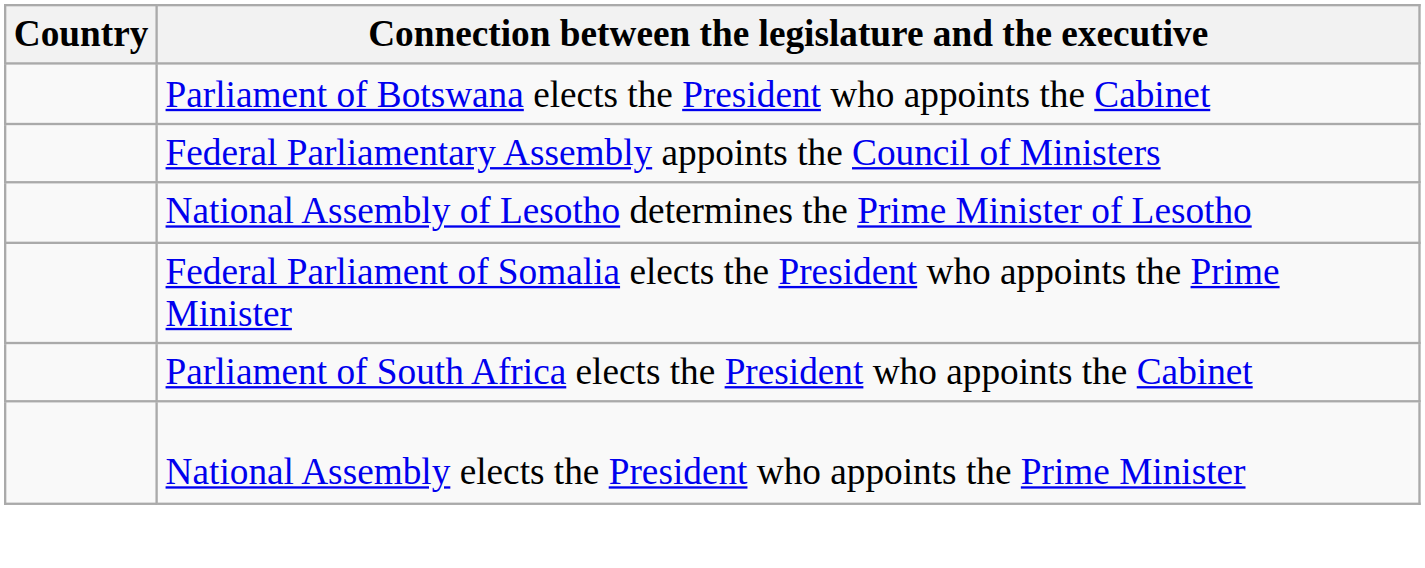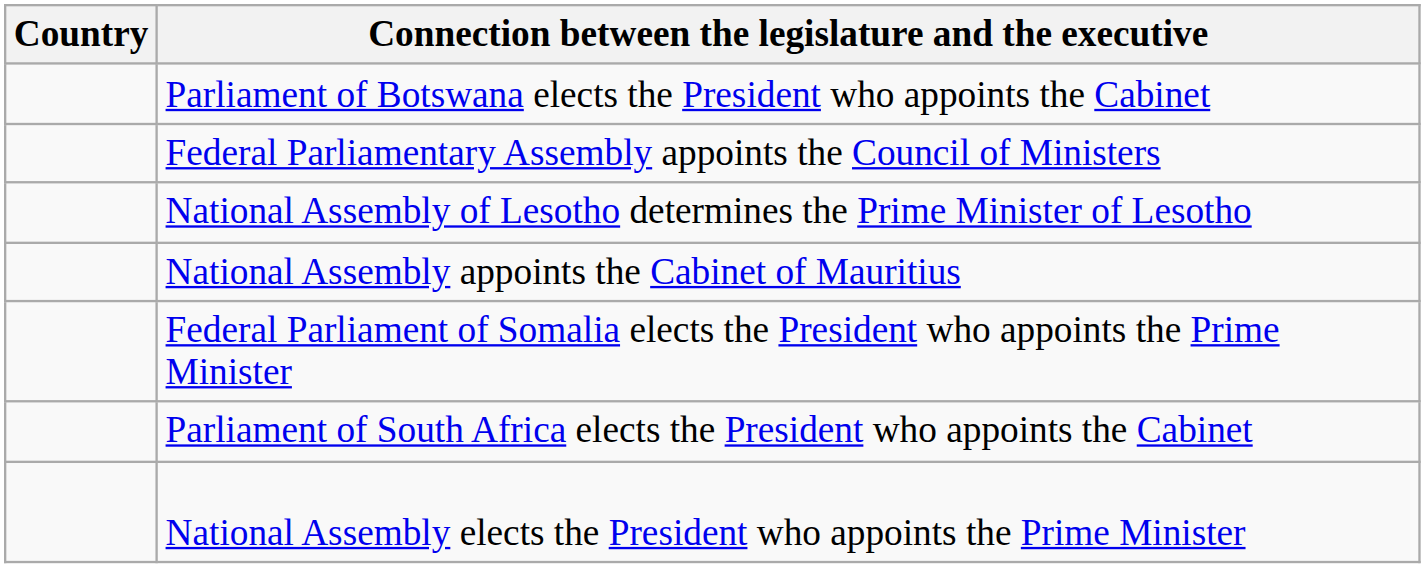+ row: (563, 270)
